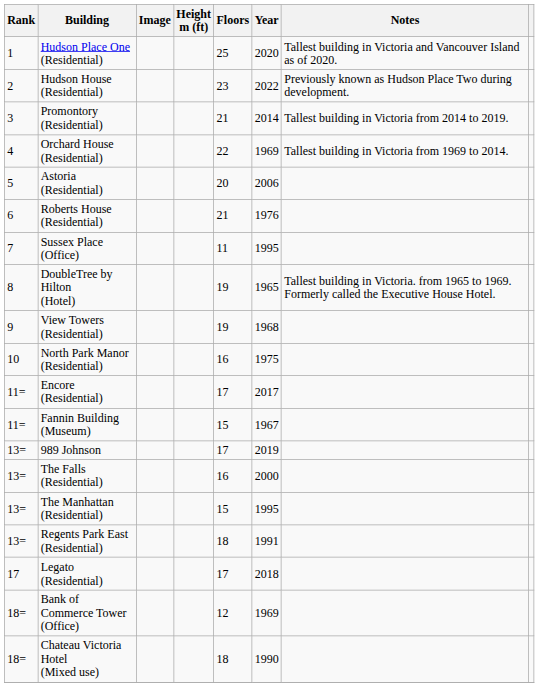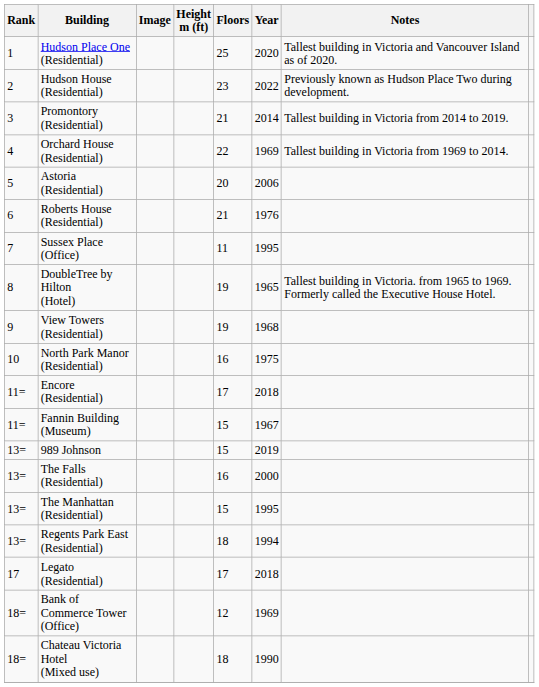(267, 392) 2017 -> (267, 392) 2018
(223, 450) 17 -> (223, 450) 15
(267, 541) 1991 -> (267, 541) 1994
